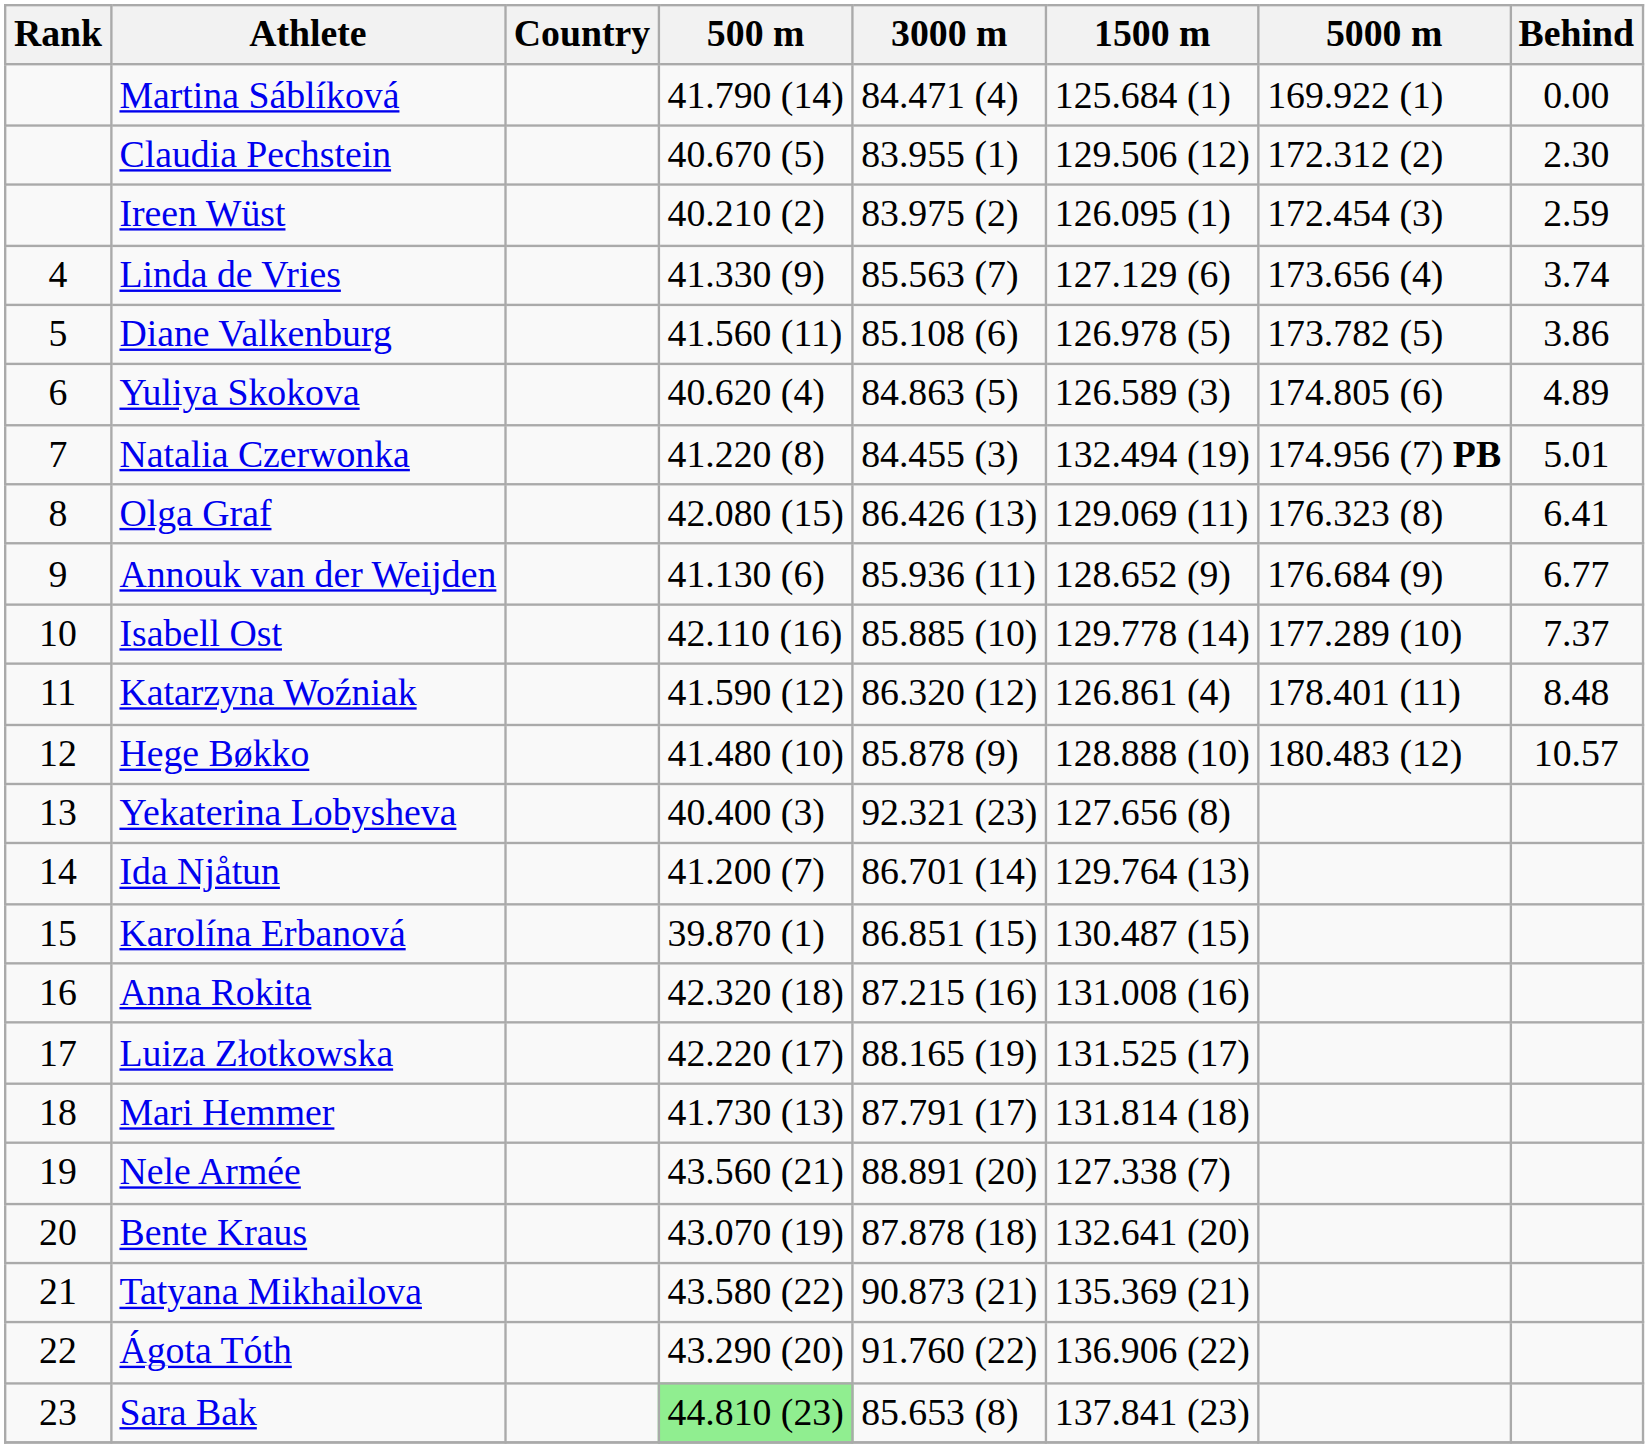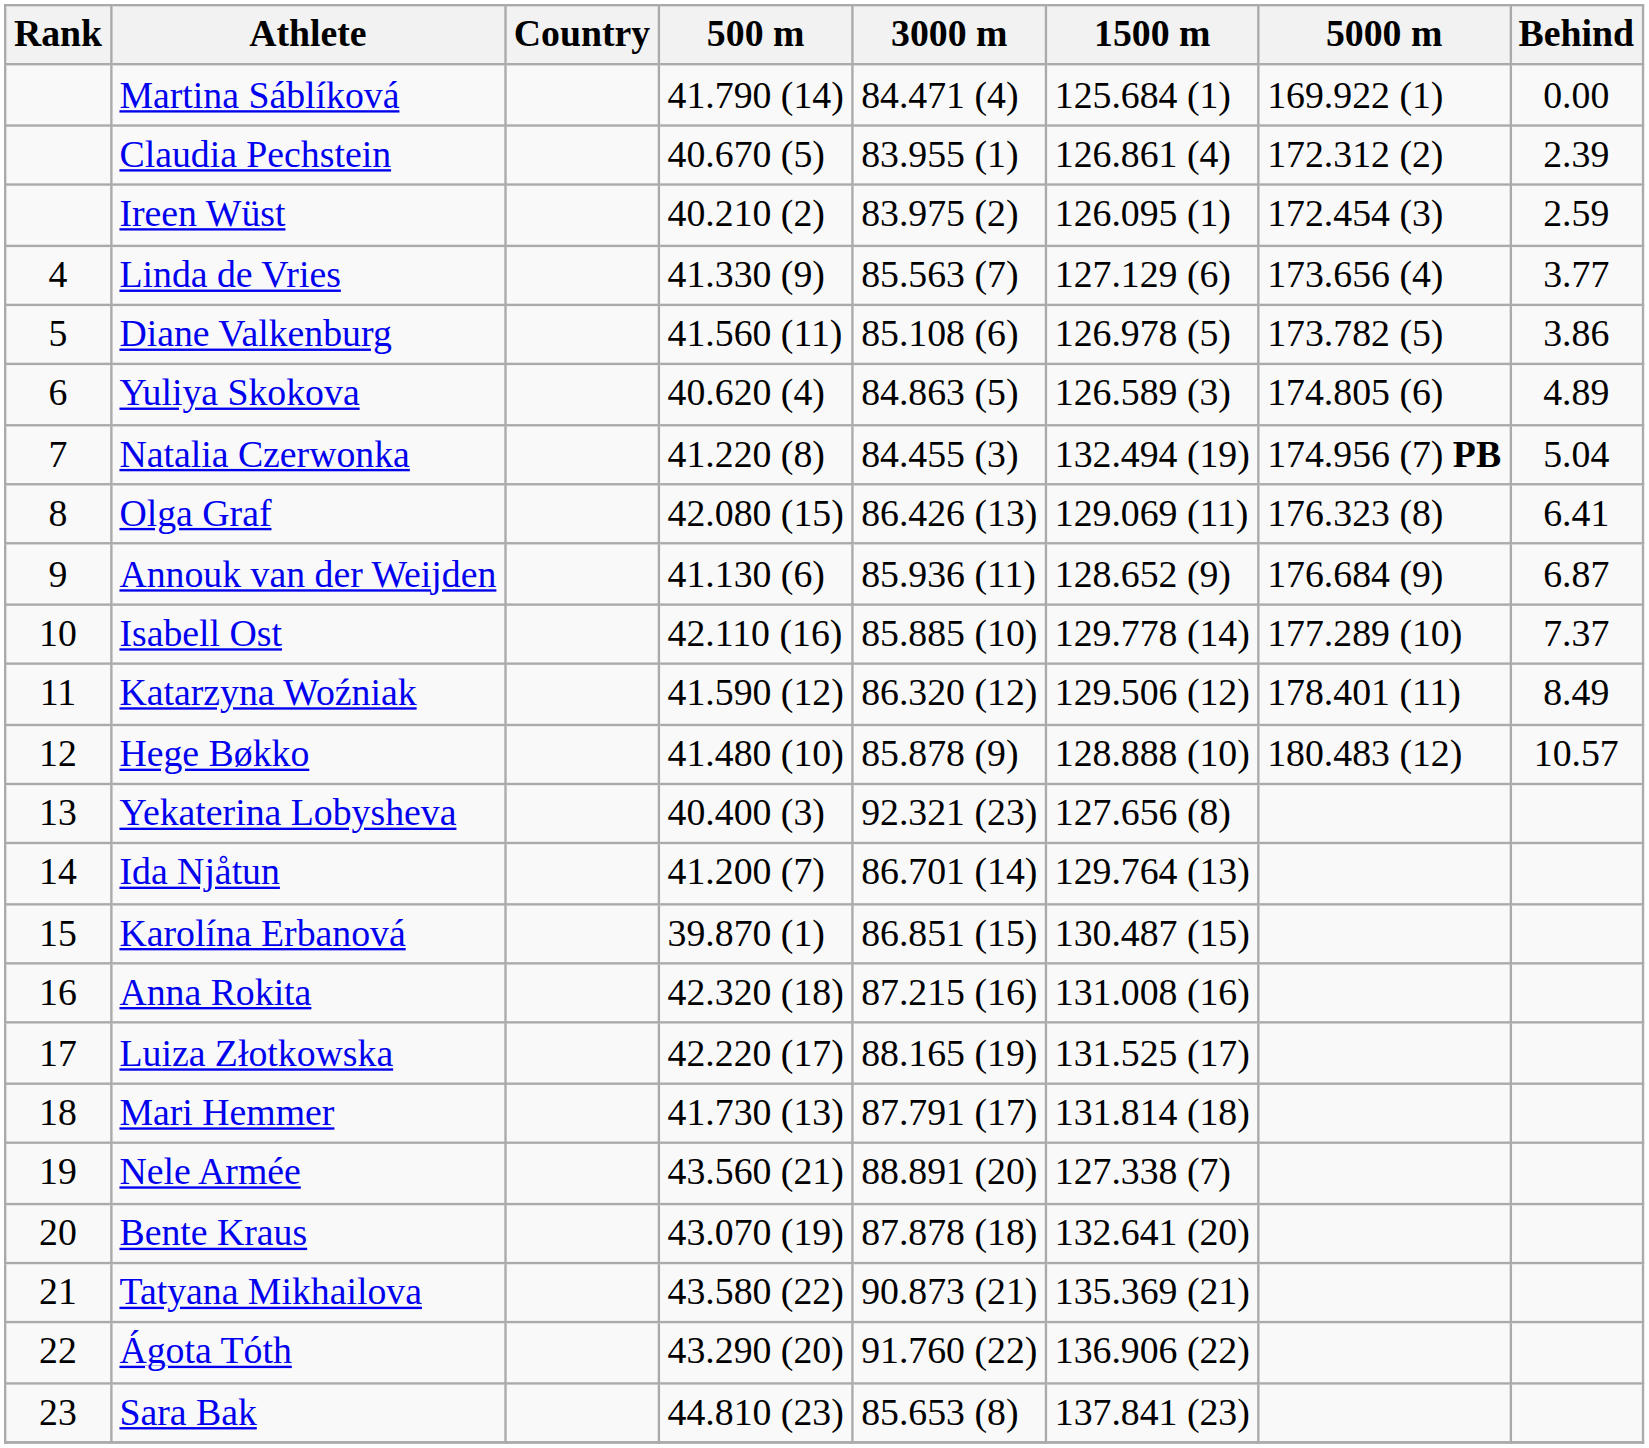(1152, 154) 129.506 (12) -> (1143, 154) 126.861 (4)
(1576, 154) 2.30 -> (1576, 154) 2.39
(1576, 273) 3.74 -> (1576, 273) 3.77
(1576, 453) 5.01 -> (1576, 453) 5.04
(1576, 573) 6.77 -> (1576, 573) 6.87
(1143, 693) 126.861 (4) -> (1152, 693) 129.506 (12)
(1576, 693) 8.48 -> (1576, 693) 8.49
(756, 1411) lightgreen background -> (756, 1411) no background
